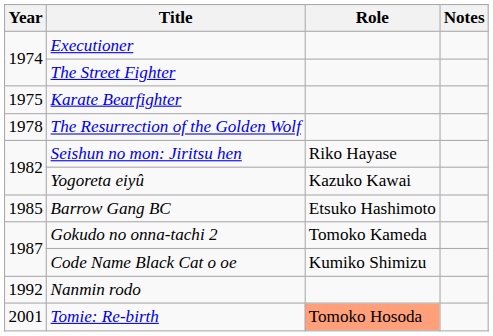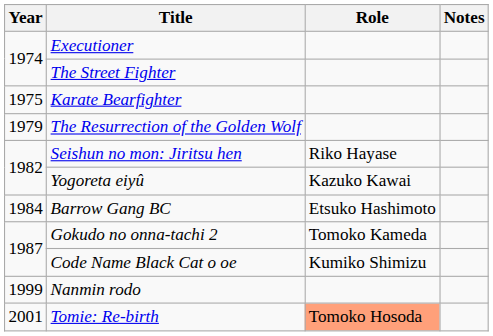(26, 126) 1978 -> (26, 126) 1979
(26, 208) 1985 -> (26, 208) 1984
(26, 289) 1992 -> (26, 289) 1999
